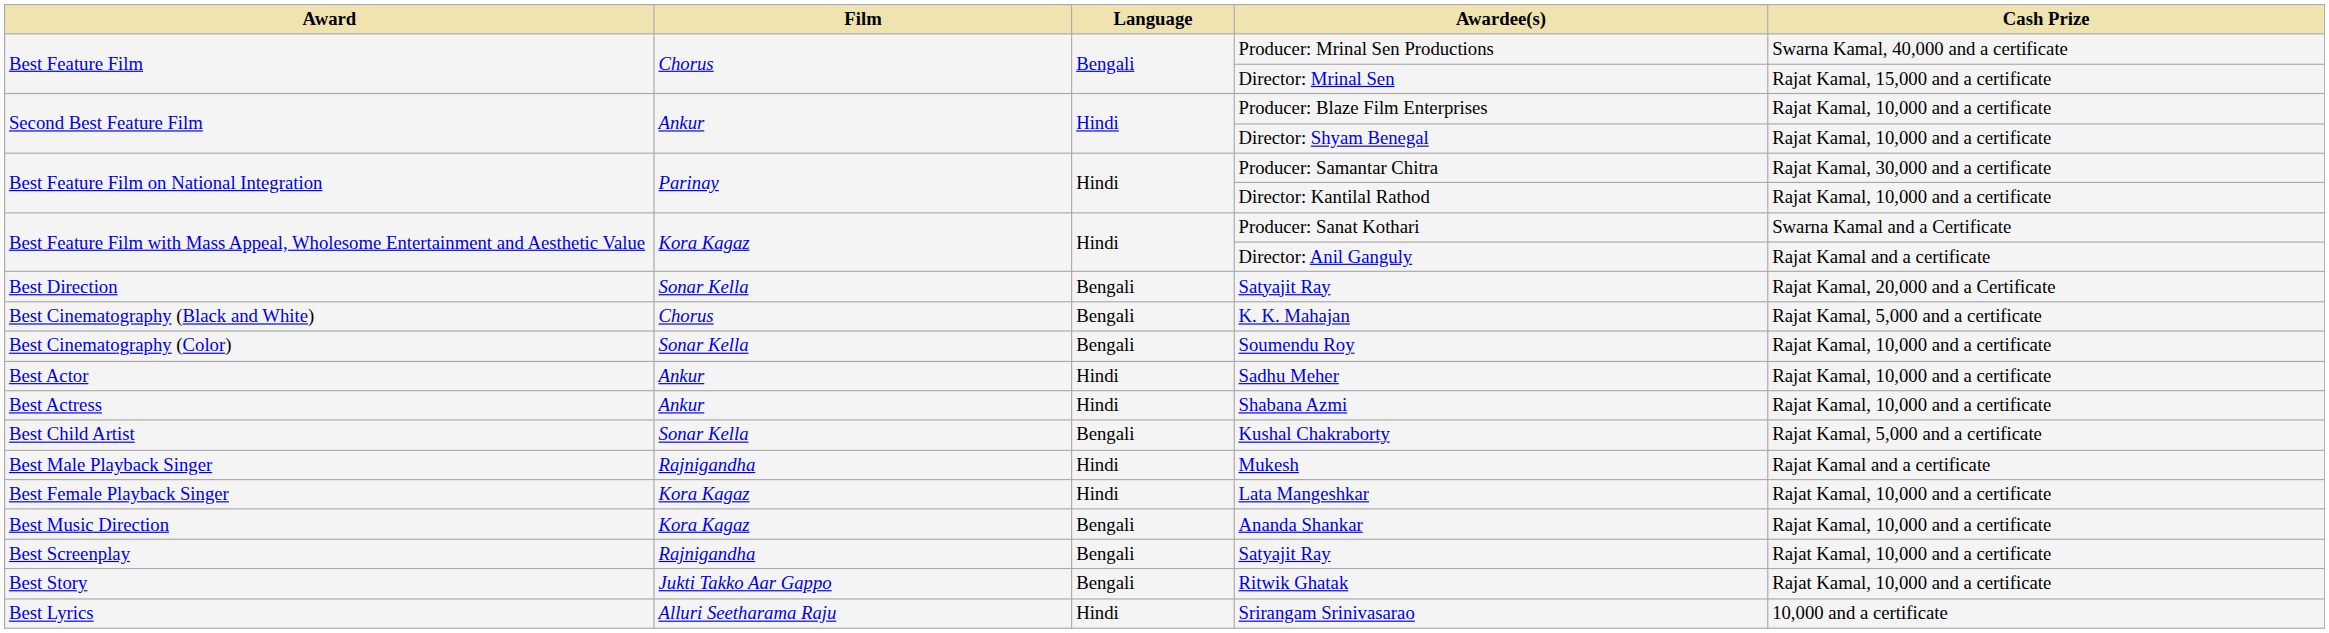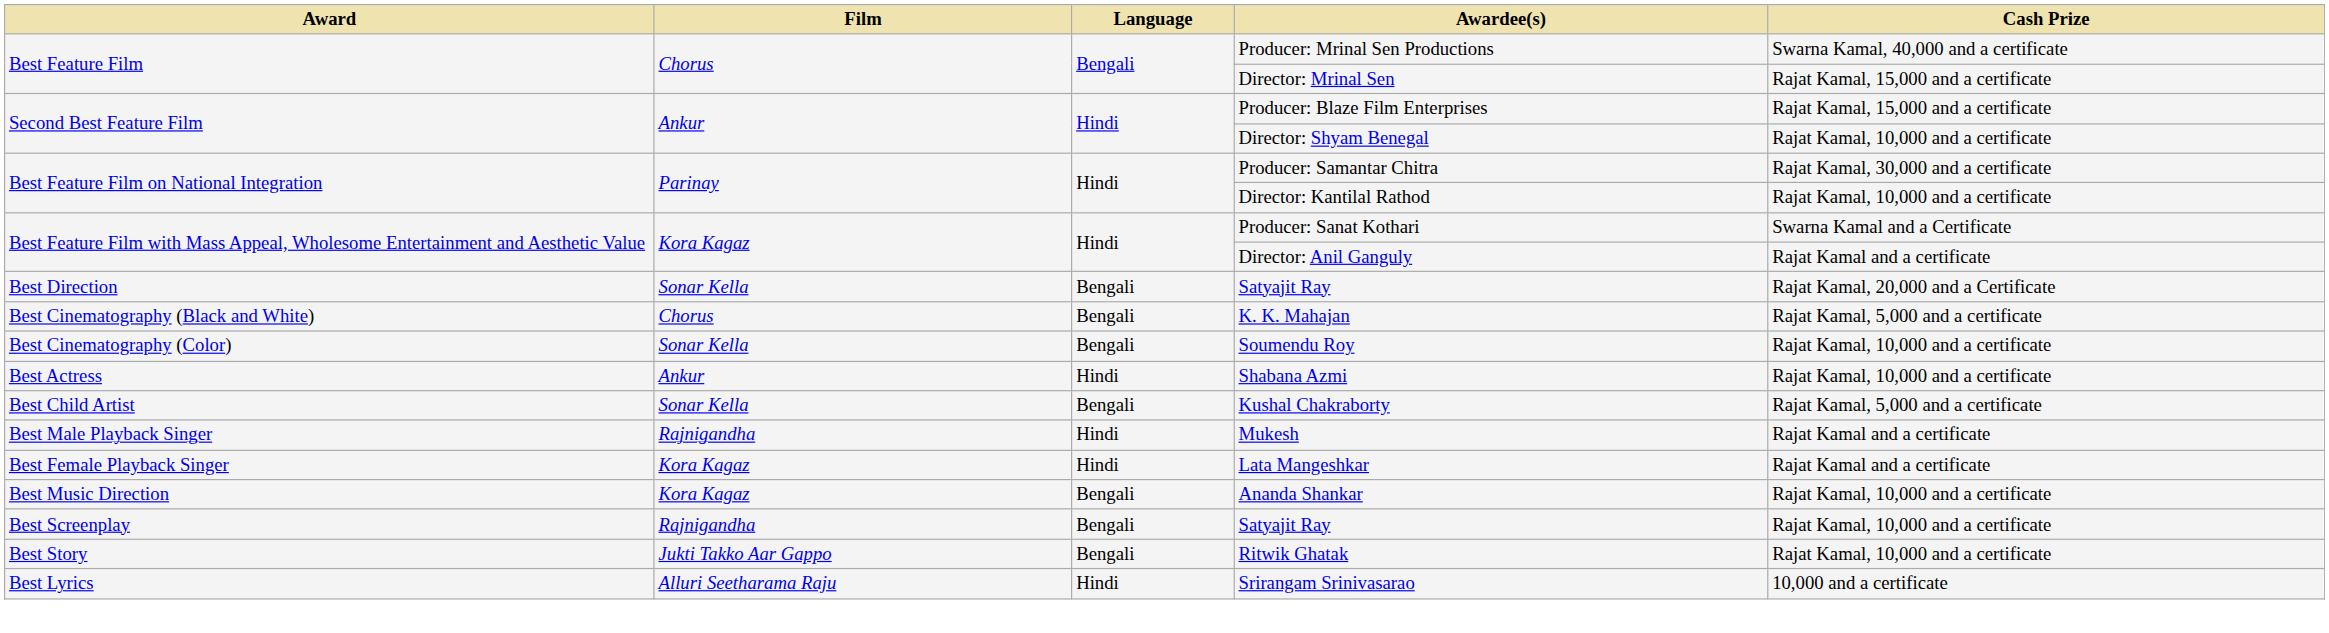(1912, 108) Rajat Kamal, 10,000 and a certificate -> (1912, 108) Rajat Kamal, 15,000 and a certificate
- row: (49, 375)
(1912, 494) Rajat Kamal, 10,000 and a certificate -> (1881, 464) Rajat Kamal and a certificate
